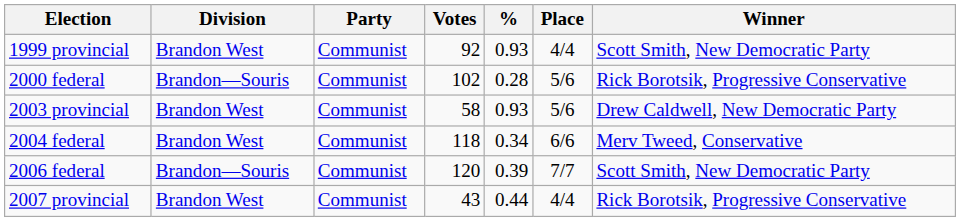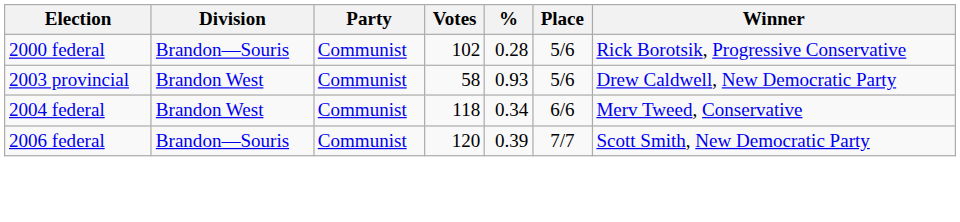- row: (69, 49)
- row: (69, 200)
